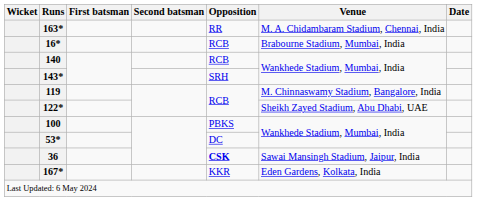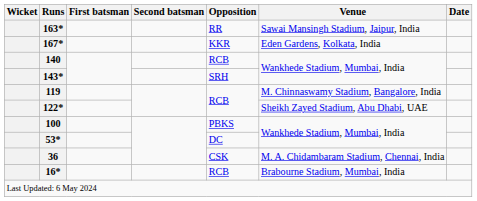(353, 28) M. A. Chidambaram Stadium, Chennai, India -> (340, 28) Sawai Mansingh Stadium, Jaipur, India
rows swapped: (53, 172) <-> (53, 44)
(219, 156) bold -> (219, 156) normal
(340, 156) Sawai Mansingh Stadium, Jaipur, India -> (353, 156) M. A. Chidambaram Stadium, Chennai, India
